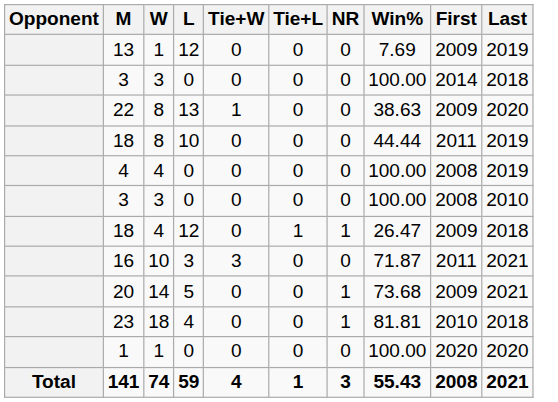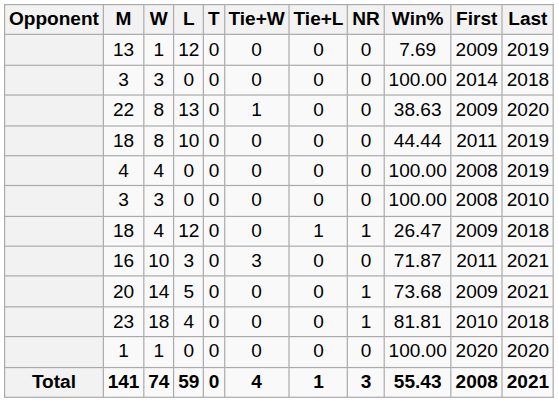+ column: (214, 19)
